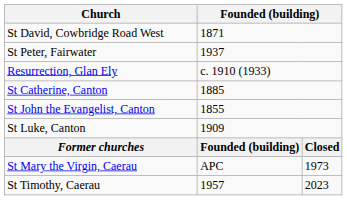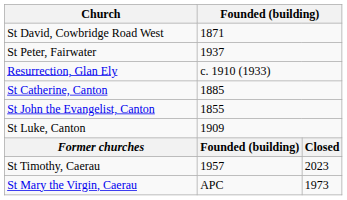rows swapped: (72, 166) <-> (54, 185)
